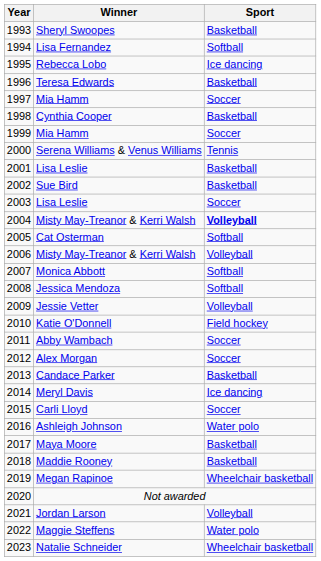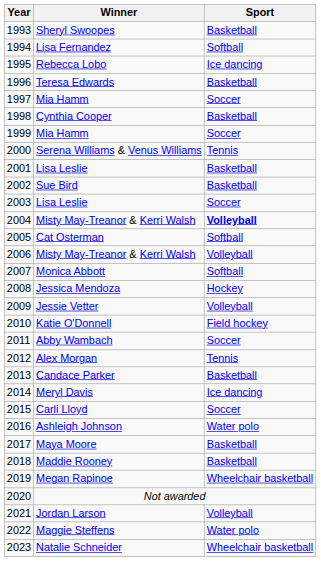(225, 289) Softball -> (225, 289) Hockey
(224, 358) Soccer -> (222, 358) Tennis
